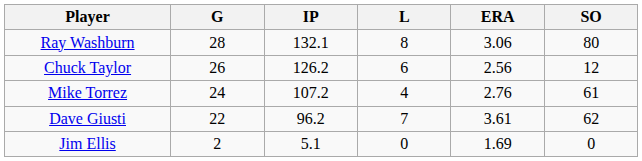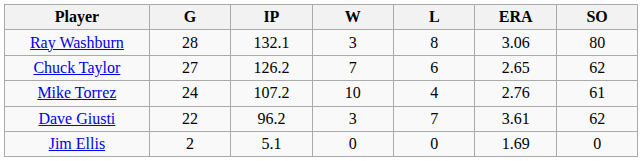+ column: (353, 17)
(217, 67) 26 -> (190, 67) 27
(498, 67) 2.56 -> (516, 67) 2.65
(591, 67) 12 -> (597, 67) 62
